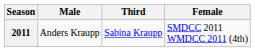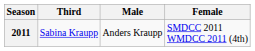columns swapped: (70, 12) <-> (133, 12)
